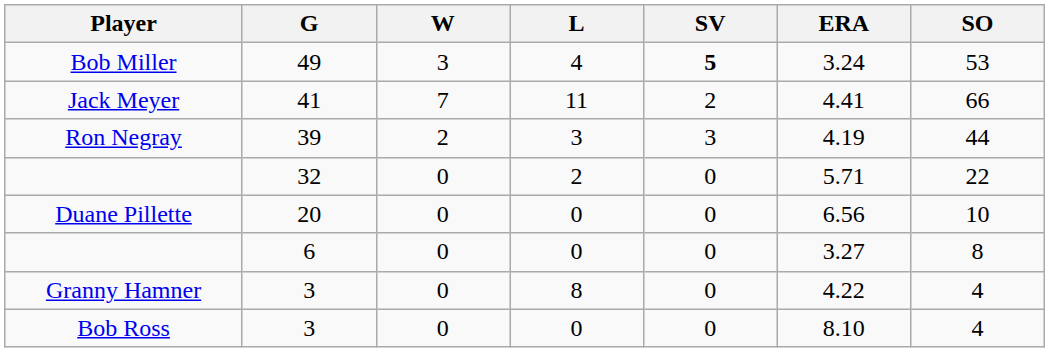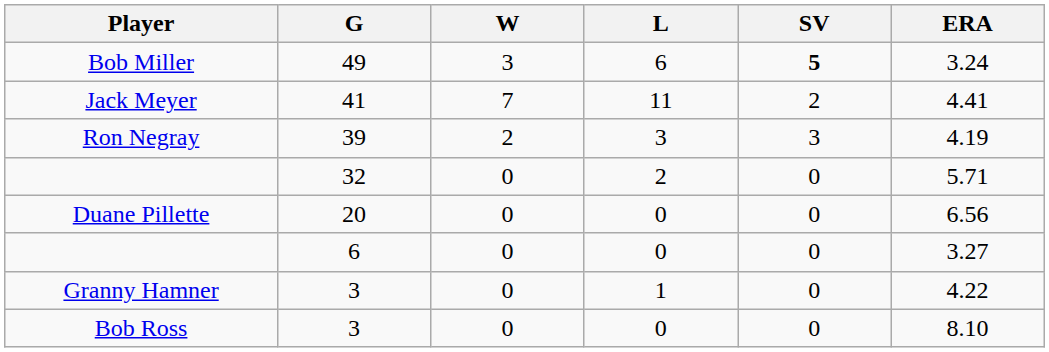- column: (978, 23)
(576, 61) 4 -> (661, 61) 6
(576, 289) 8 -> (661, 289) 1
